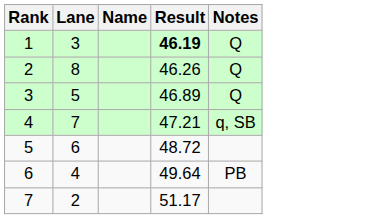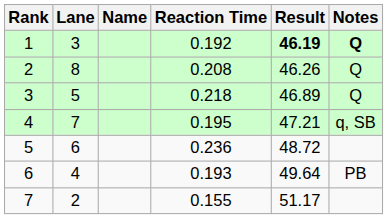+ column: (211, 17)
(236, 43) normal -> (356, 43) bold
